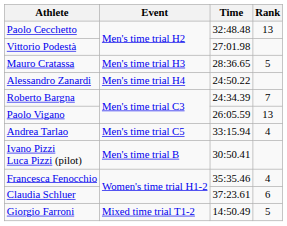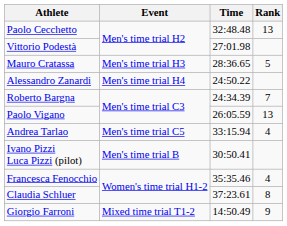(268, 195) 6 -> (268, 195) 8
(268, 212) 5 -> (268, 212) 9
